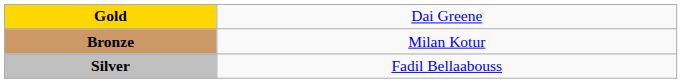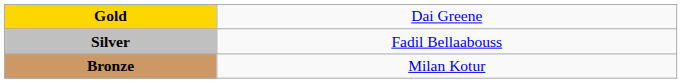rows swapped: (110, 66) <-> (110, 41)
